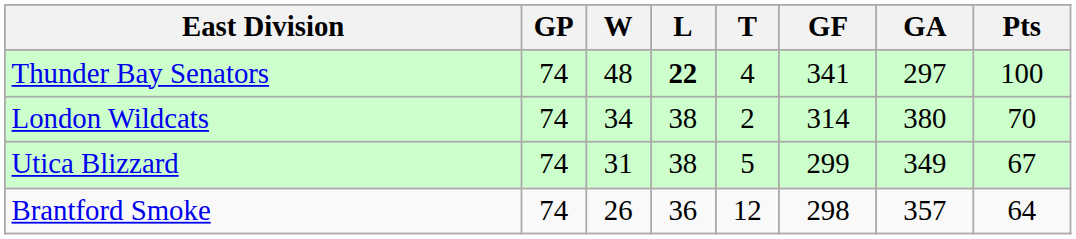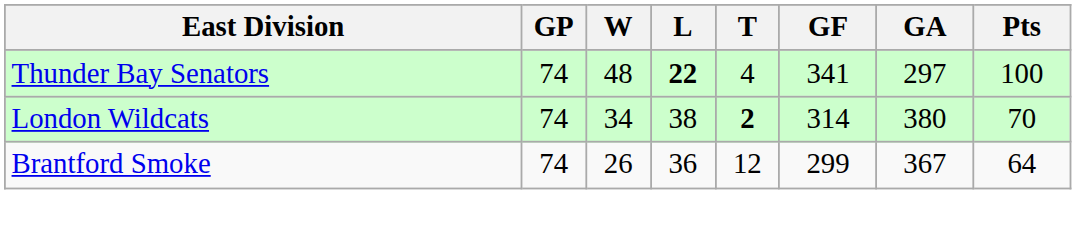(747, 118) normal -> (747, 118) bold
- row: (95, 164)
(828, 210) 298 -> (828, 164) 299
(925, 210) 357 -> (925, 164) 367
